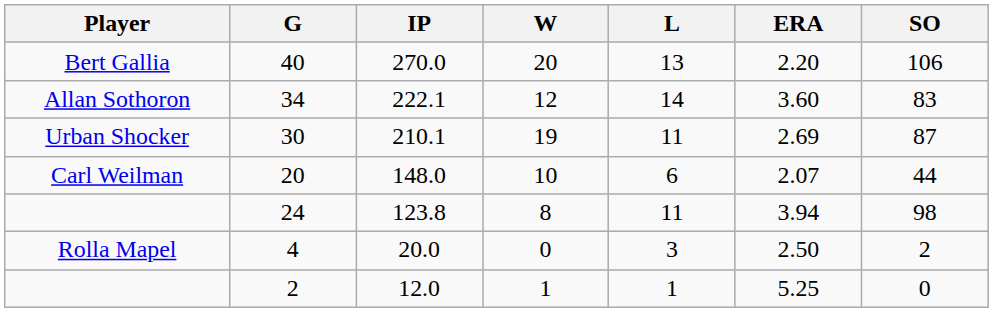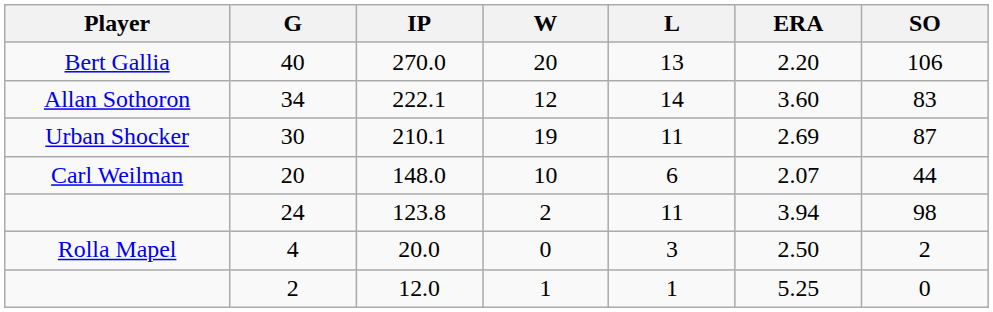(546, 212) 8 -> (546, 212) 2
